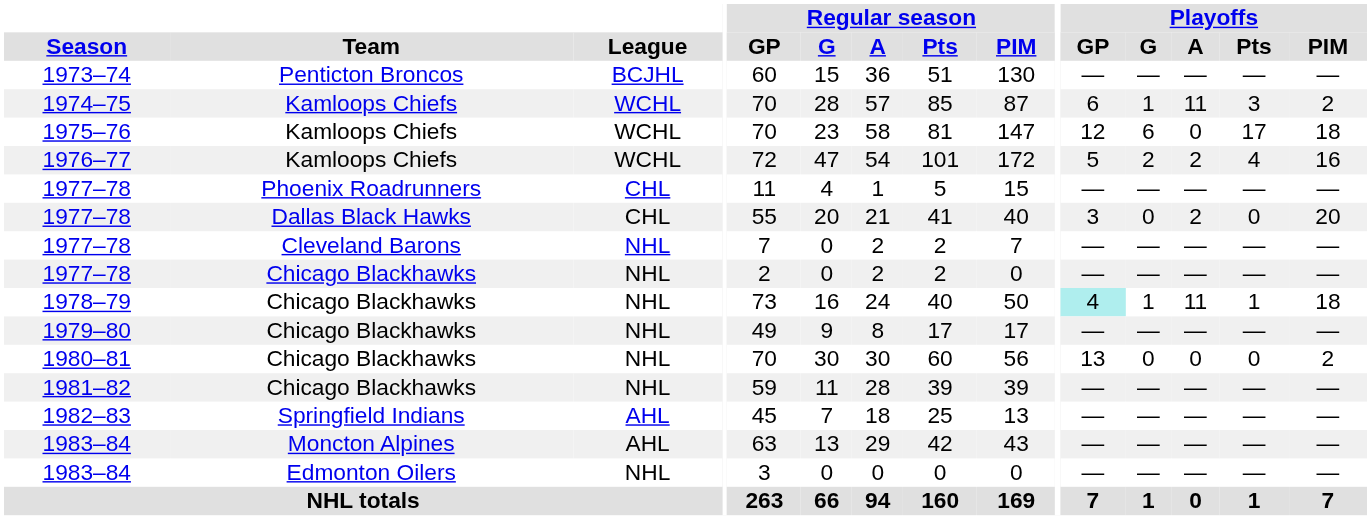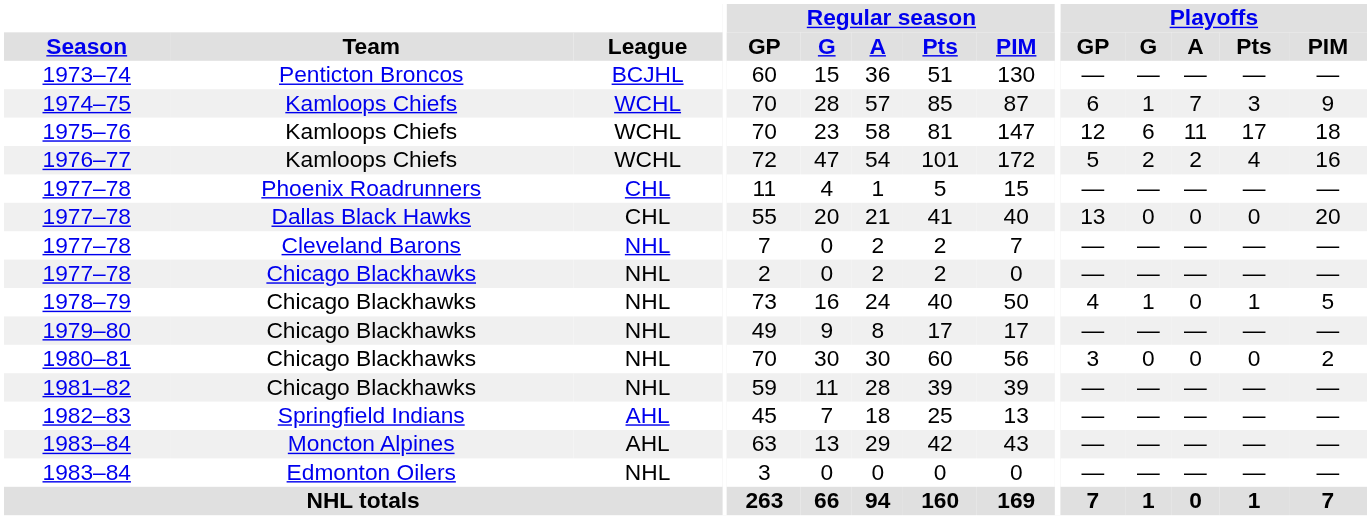(1195, 103) 11 -> (1195, 103) 7
(1328, 103) 2 -> (1328, 103) 9
(1195, 131) 0 -> (1195, 131) 11
(1093, 216) 3 -> (1093, 216) 13
(1195, 216) 2 -> (1195, 216) 0
(1093, 301) paleturquoise background -> (1093, 301) no background
(1195, 301) 11 -> (1195, 301) 0
(1328, 301) 18 -> (1328, 301) 5
(1093, 358) 13 -> (1093, 358) 3
